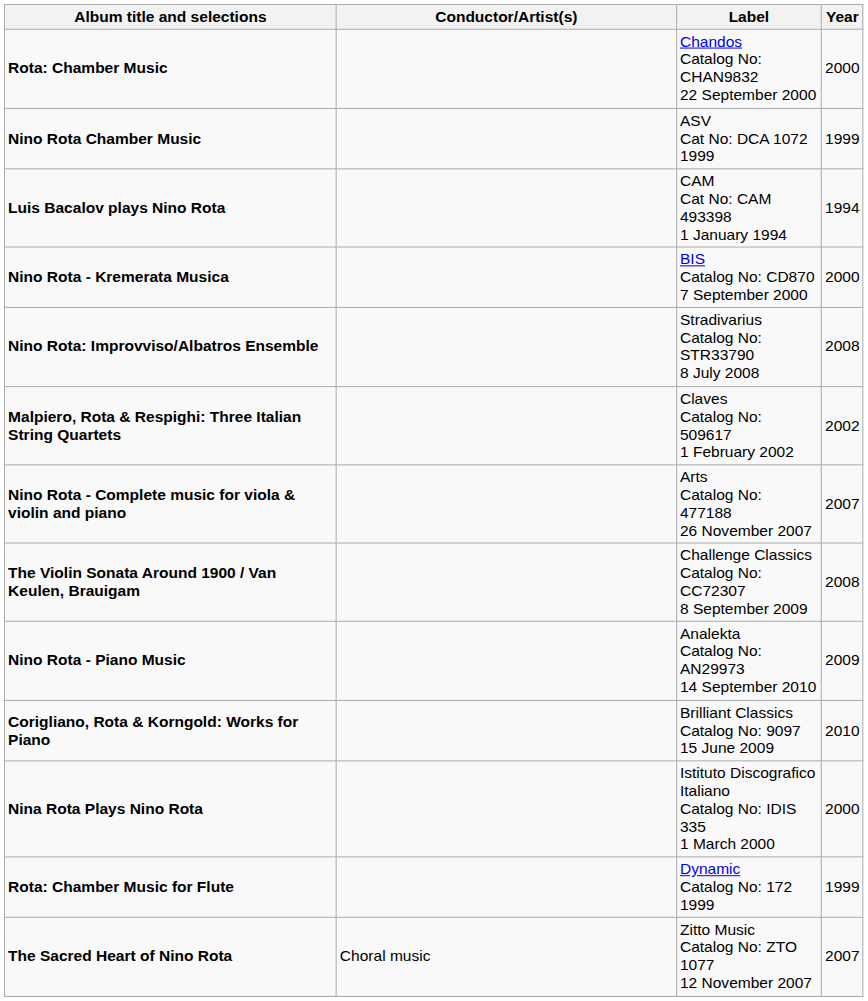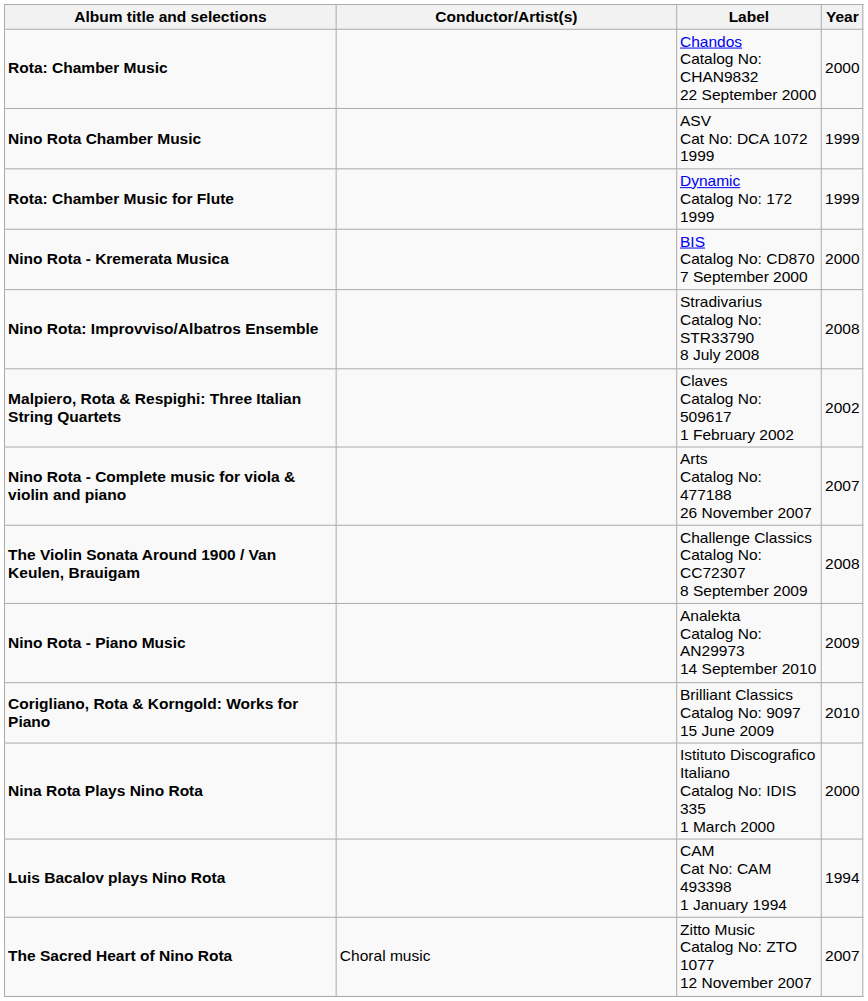rows swapped: (121, 886) <-> (117, 207)
